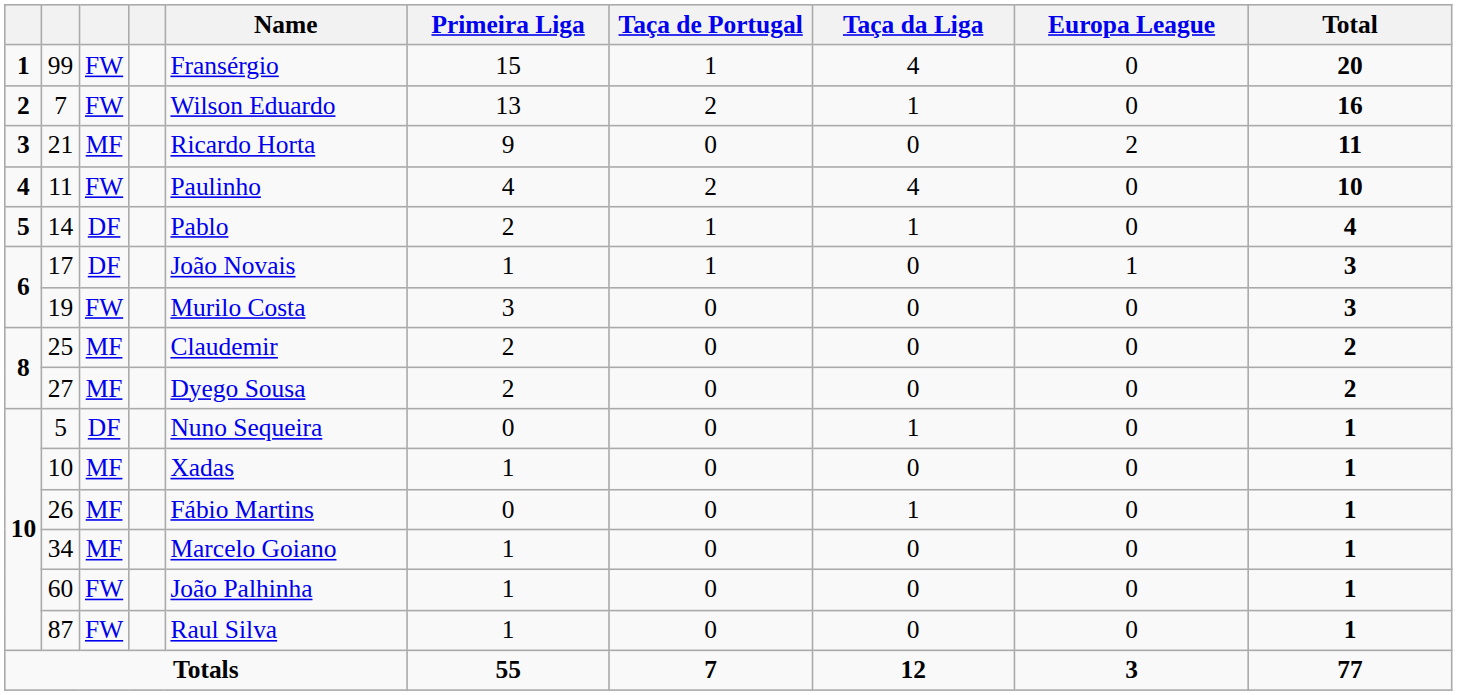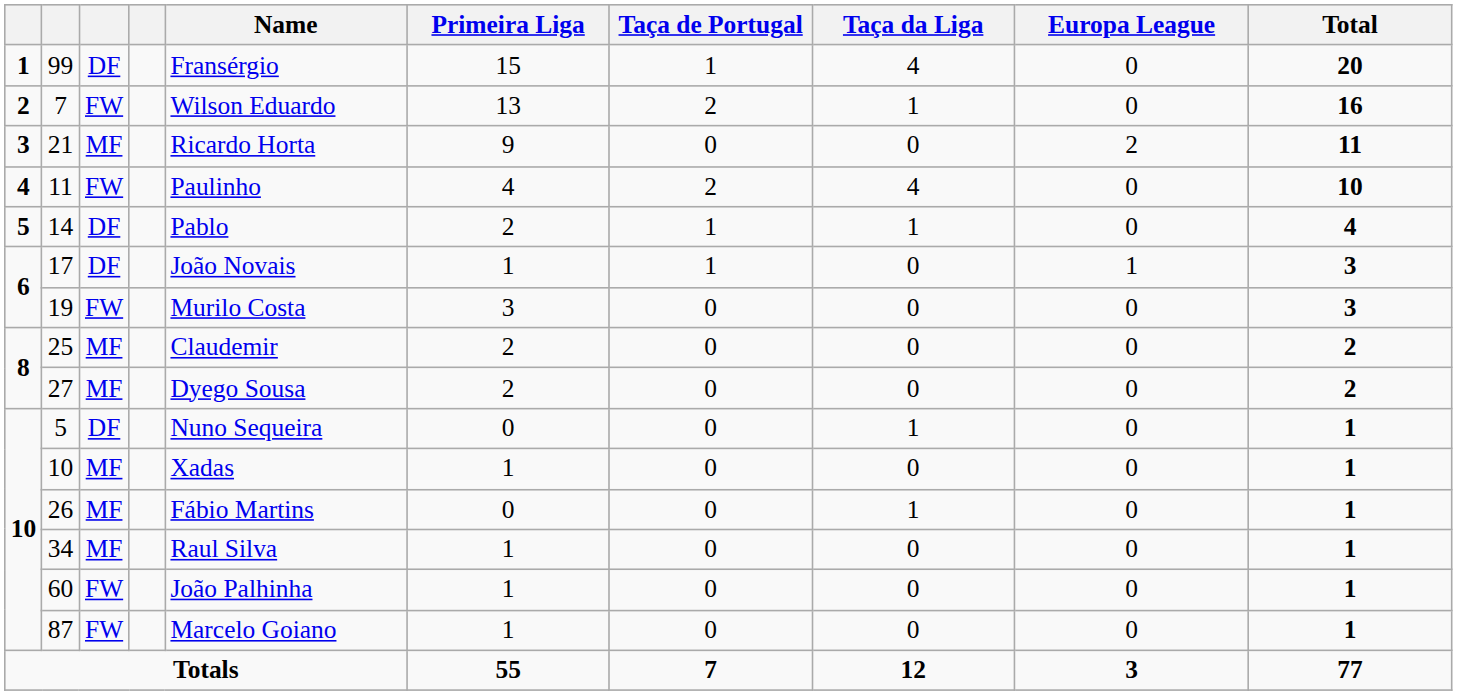(104, 65) FW -> (104, 65) DF
(253, 549) Marcelo Goiano -> (224, 549) Raul Silva
(224, 629) Raul Silva -> (253, 629) Marcelo Goiano
